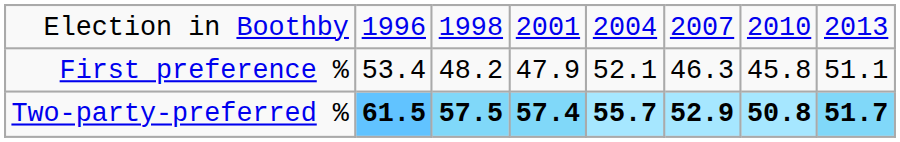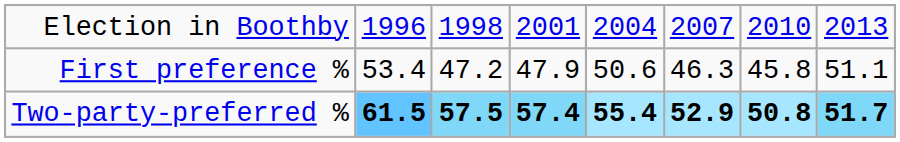(471, 70) 48.2 -> (471, 70) 47.2
(625, 70) 52.1 -> (625, 70) 50.6
(625, 114) 55.7 -> (625, 114) 55.4
